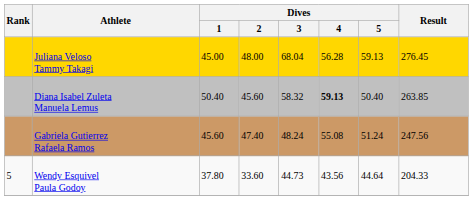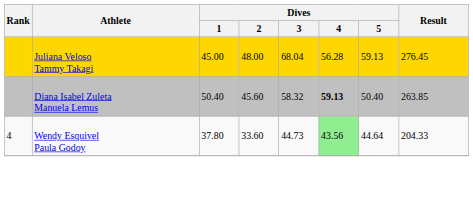- row: (71, 142)
(9, 176) 5 -> (9, 136) 4
(332, 176) no background -> (332, 136) lightgreen background
